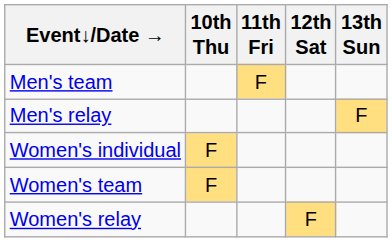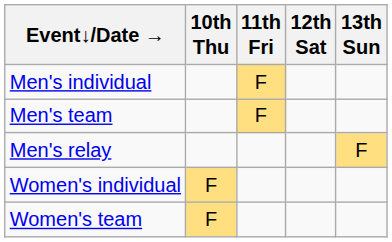+ row: (81, 81)
- row: (75, 219)
